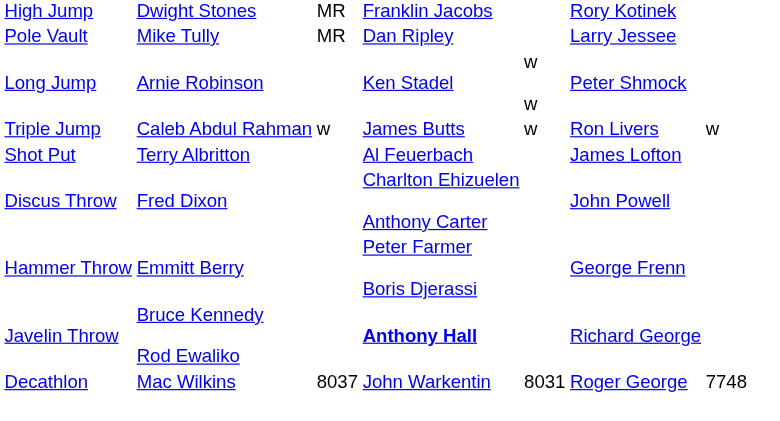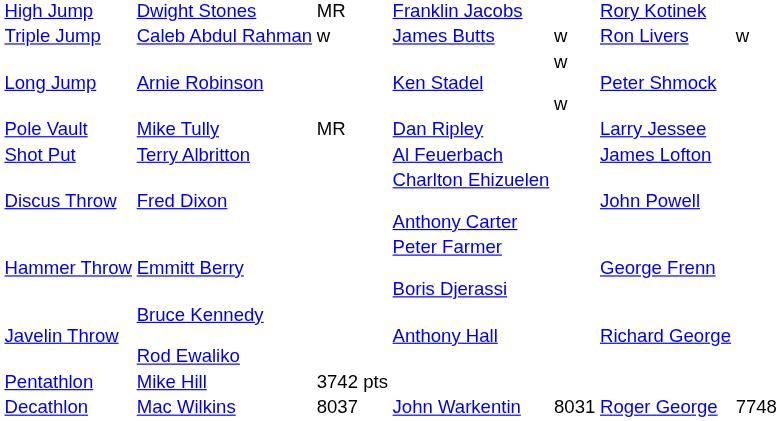rows swapped: (46, 36) <-> (53, 129)
(420, 335) bold -> (445, 335) normal
+ row: (49, 382)
